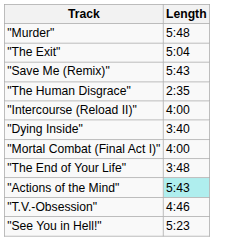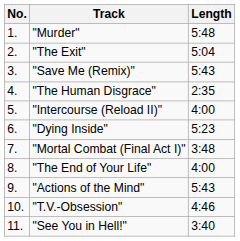+ column: (17, 14)
(178, 129) 3:40 -> (203, 129) 5:23
(178, 149) 4:00 -> (203, 149) 3:48
(178, 168) 3:48 -> (203, 168) 4:00
(178, 187) paleturquoise background -> (203, 187) no background
(178, 226) 5:23 -> (203, 226) 3:40
